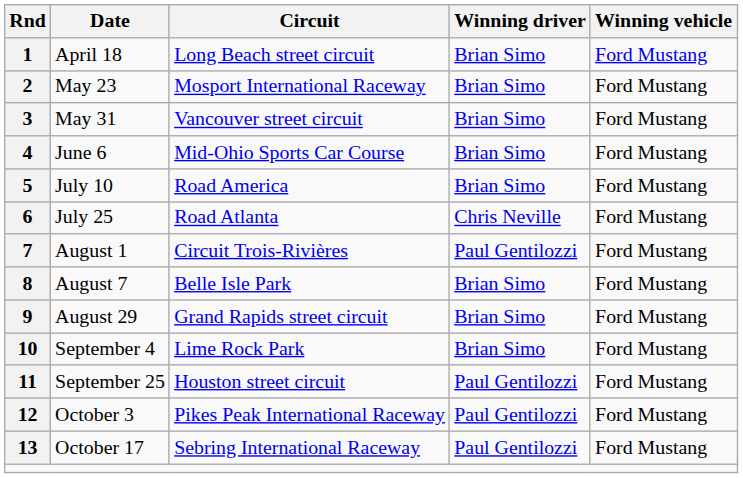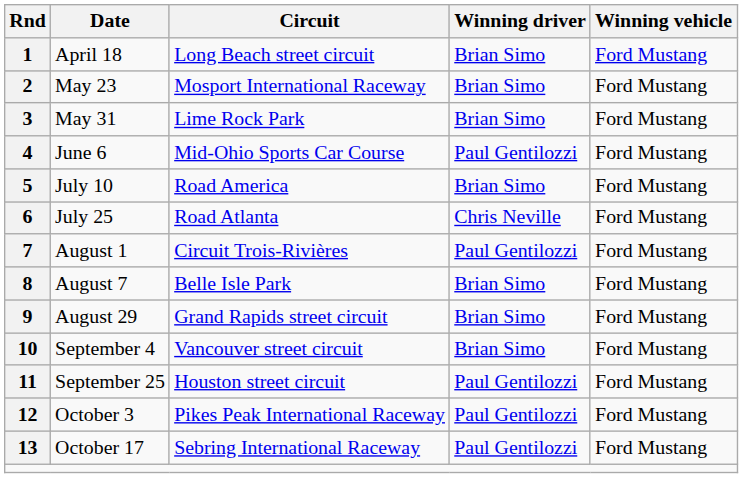(268, 119) Vancouver street circuit -> (239, 119) Lime Rock Park
(500, 152) Brian Simo -> (516, 152) Paul Gentilozzi
(239, 349) Lime Rock Park -> (268, 349) Vancouver street circuit
